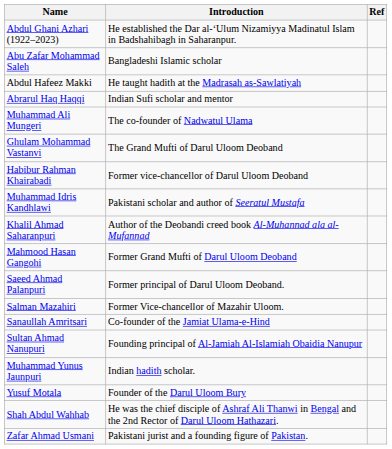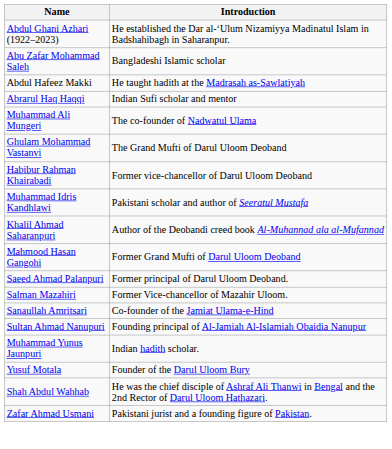- column: (377, 12)
